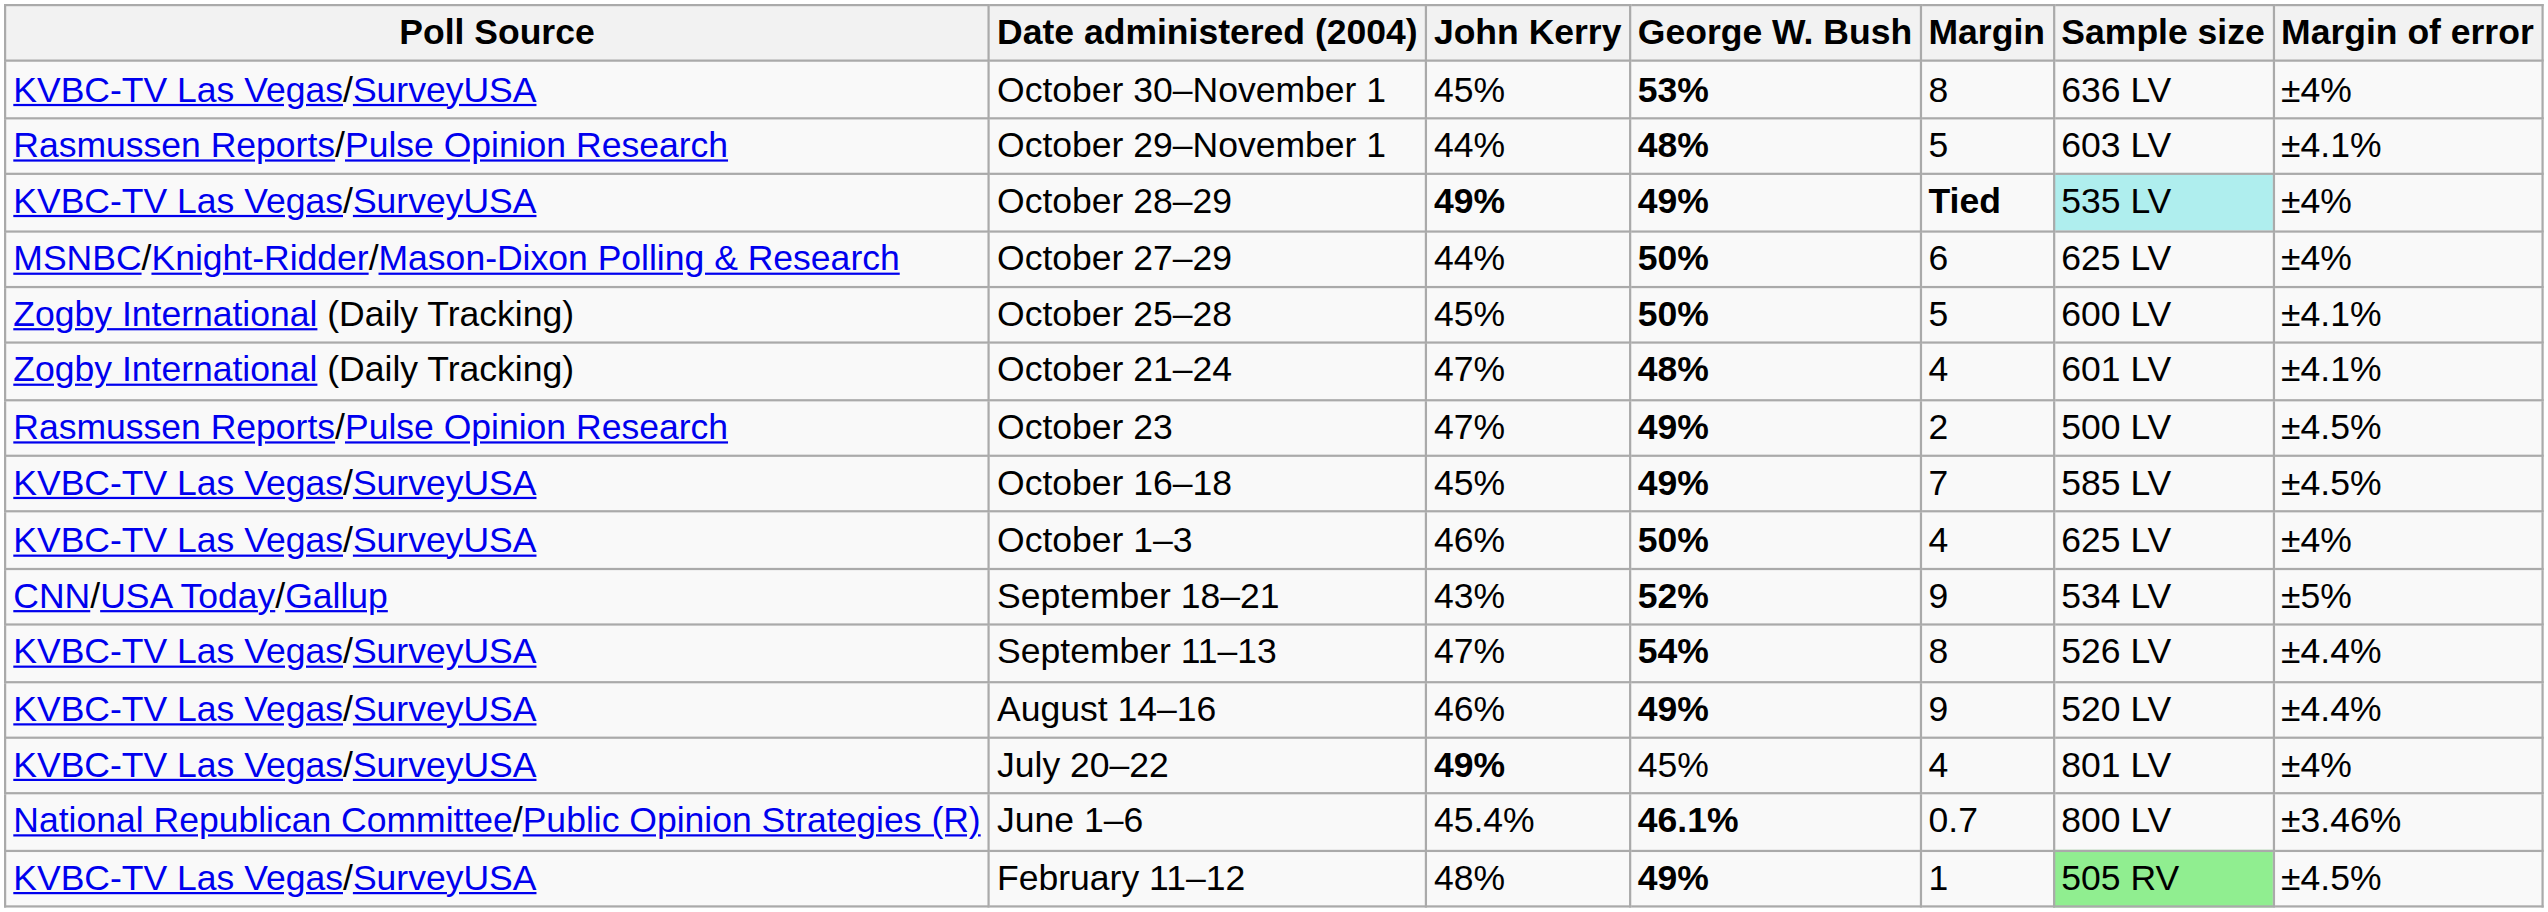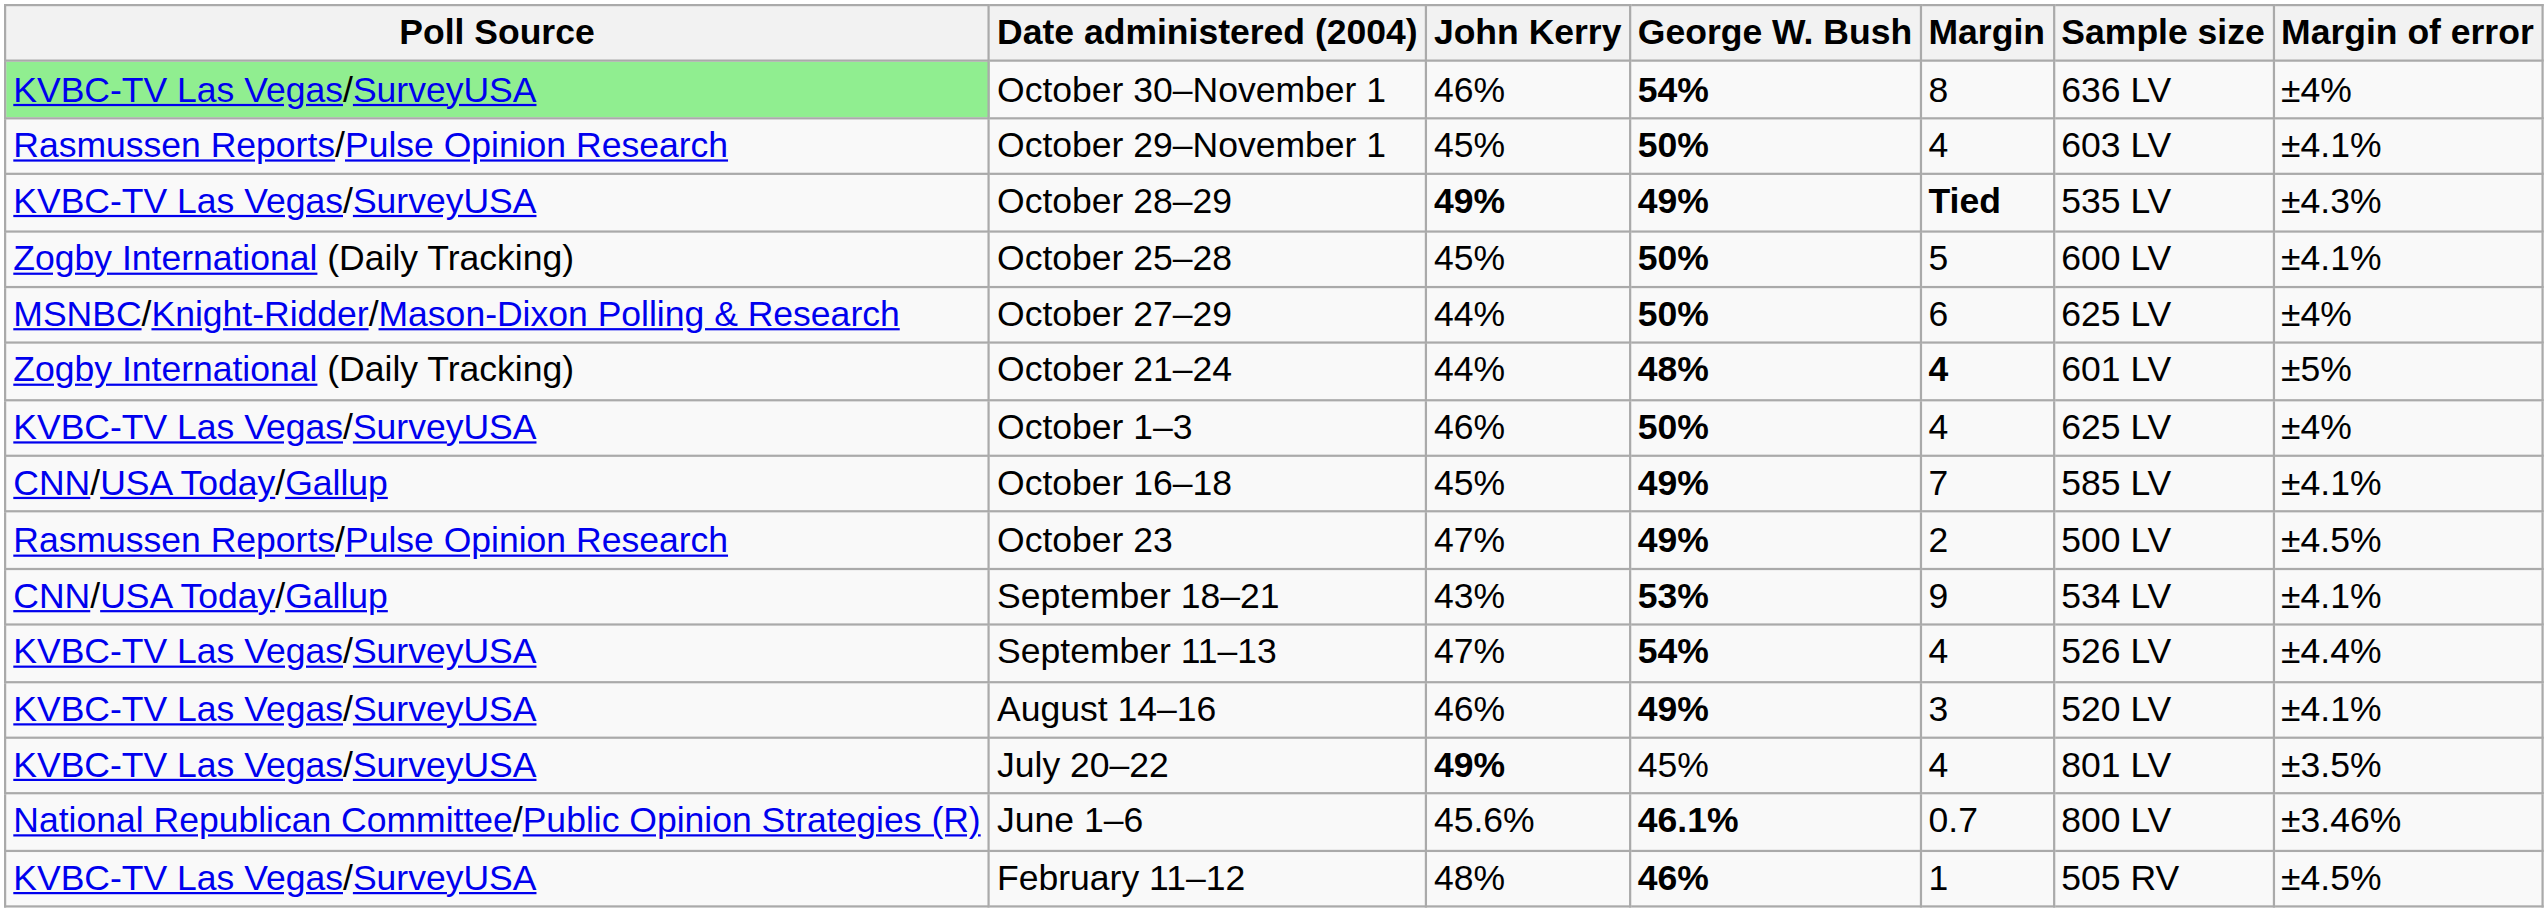(275, 88) no background -> (275, 88) lightgreen background
(1469, 88) 45% -> (1469, 88) 46%
(1673, 88) 53% -> (1673, 88) 54%
(1469, 145) 44% -> (1469, 145) 45%
(1673, 145) 48% -> (1673, 145) 50%
(1938, 145) 5 -> (1938, 145) 4
(2116, 201) paleturquoise background -> (2116, 201) no background
(2317, 201) ±4% -> (2331, 201) ±4.3%
rows swapped: (1115, 257) <-> (1115, 314)
(1469, 370) 47% -> (1469, 370) 44%
(1938, 370) normal -> (1938, 370) bold
(2331, 370) ±4.1% -> (2317, 370) ±5%
rows swapped: (1085, 426) <-> (1095, 539)
(275, 483) KVBC-TV Las Vegas/SurveyUSA -> (201, 483) CNN/USA Today/Gallup
(2331, 483) ±4.5% -> (2331, 483) ±4.1%
(1673, 595) 52% -> (1673, 595) 53%
(2317, 595) ±5% -> (2331, 595) ±4.1%
(1938, 652) 8 -> (1938, 652) 4
(1938, 708) 9 -> (1938, 708) 3
(2331, 708) ±4.4% -> (2331, 708) ±4.1%
(2317, 764) ±4% -> (2331, 764) ±3.5%
(1484, 821) 45.4% -> (1484, 821) 45.6%
(1673, 877) 49% -> (1673, 877) 46%
(2120, 877) lightgreen background -> (2120, 877) no background
